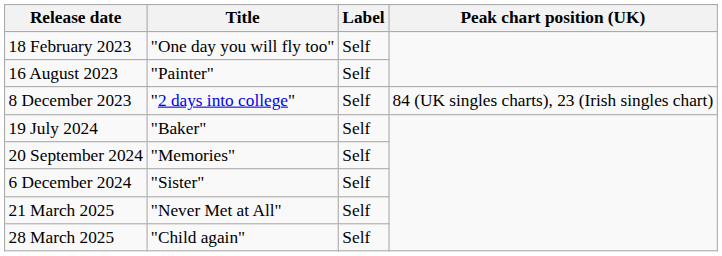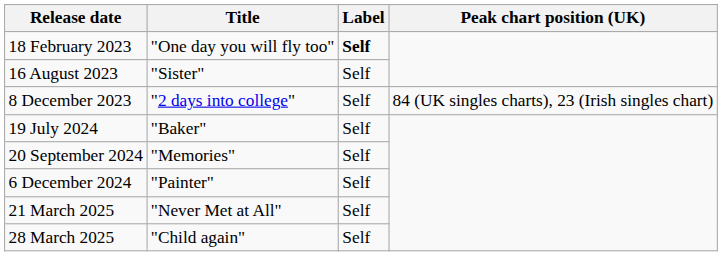(356, 45) normal -> (356, 45) bold
(182, 73) "Painter" -> (178, 73) "Sister"
(178, 182) "Sister" -> (182, 182) "Painter"
